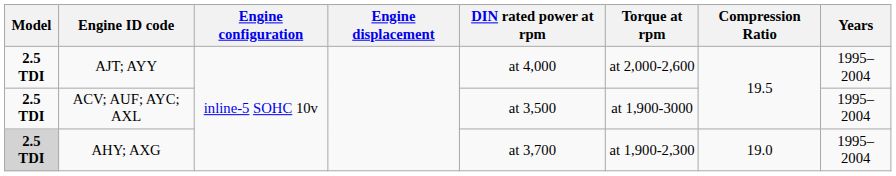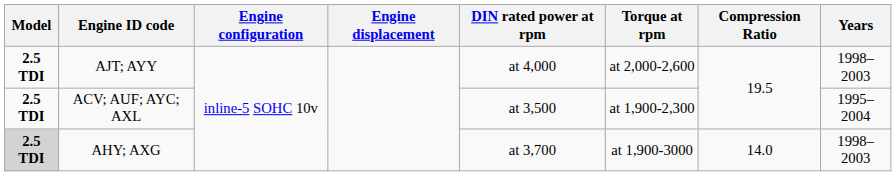(856, 67) 1995–2004 -> (856, 67) 1998–2003
(652, 108) at 1,900-3000 -> (652, 108) at 1,900-2,300
(652, 150) at 1,900-2,300 -> (652, 150) at 1,900-3000
(760, 150) 19.0 -> (760, 150) 14.0
(856, 150) 1995–2004 -> (856, 150) 1998–2003
